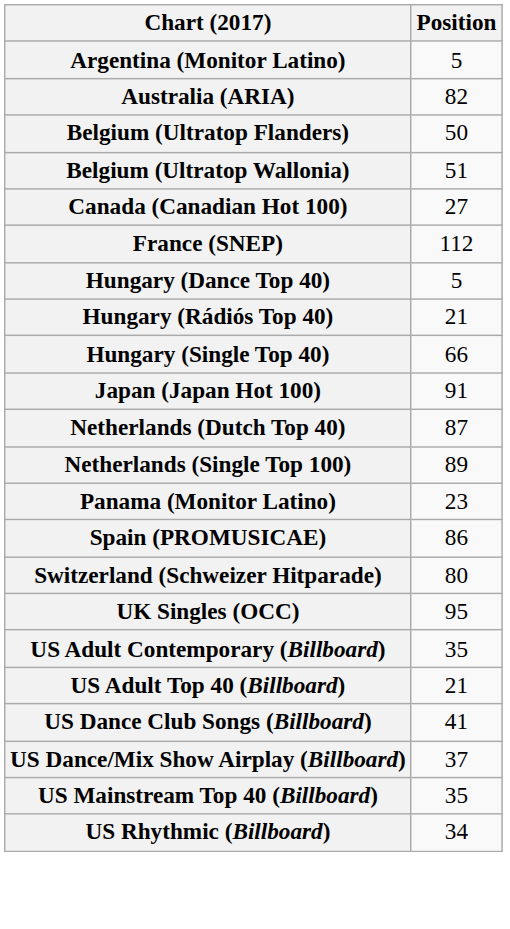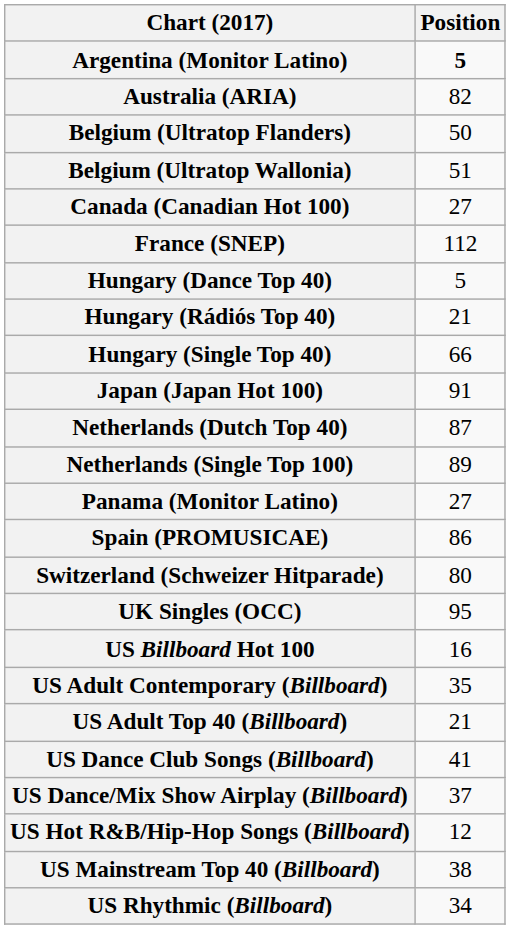(456, 59) normal -> (460, 59) bold
(456, 501) 23 -> (460, 501) 27
+ row: (210, 648)
+ row: (210, 832)
(456, 795) 35 -> (460, 869) 38
